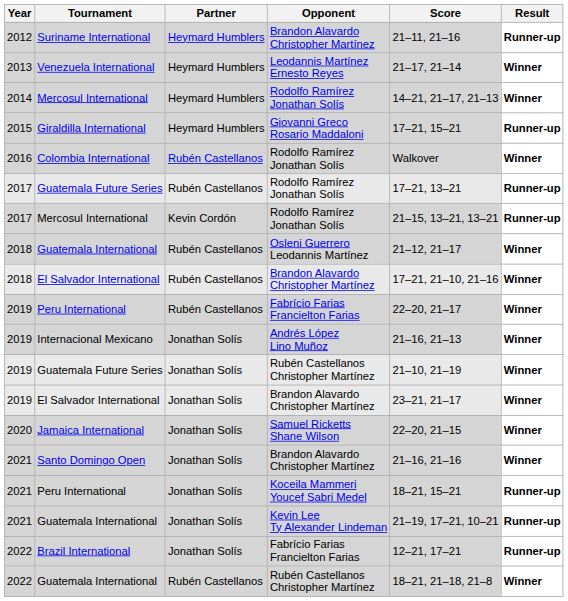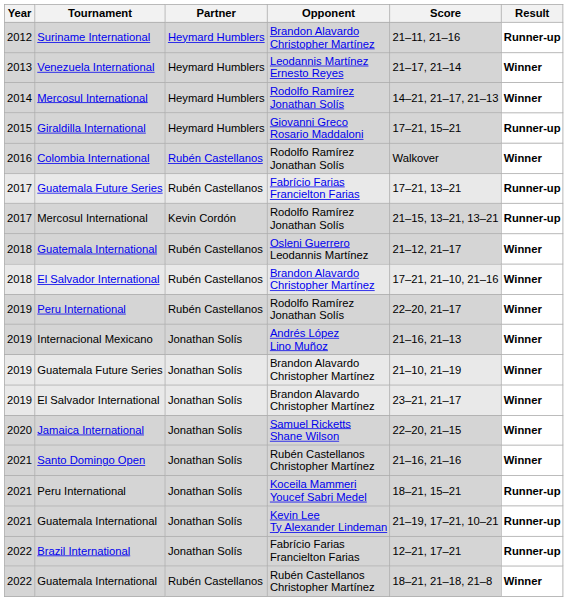(312, 189) Rodolfo Ramírez Jonathan Solís -> (315, 189) Fabrício Farias Francielton Farias
(315, 310) Fabrício Farias Francielton Farias -> (312, 310) Rodolfo Ramírez Jonathan Solís
(322, 370) Rubén Castellanos Christopher Martínez -> (322, 370) Brandon Alavardo Christopher Martínez
(322, 461) Brandon Alavardo Christopher Martínez -> (322, 461) Rubén Castellanos Christopher Martínez
